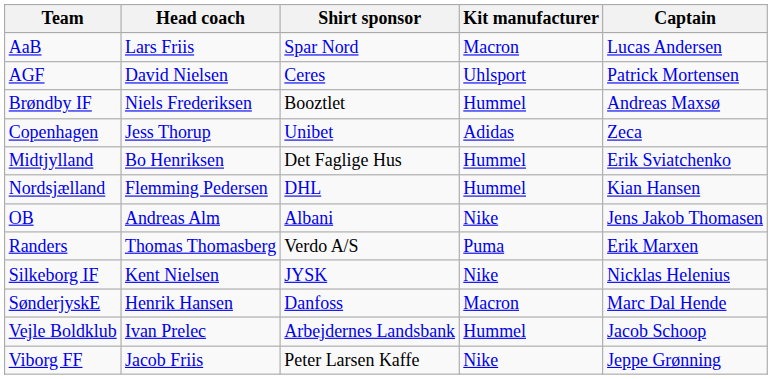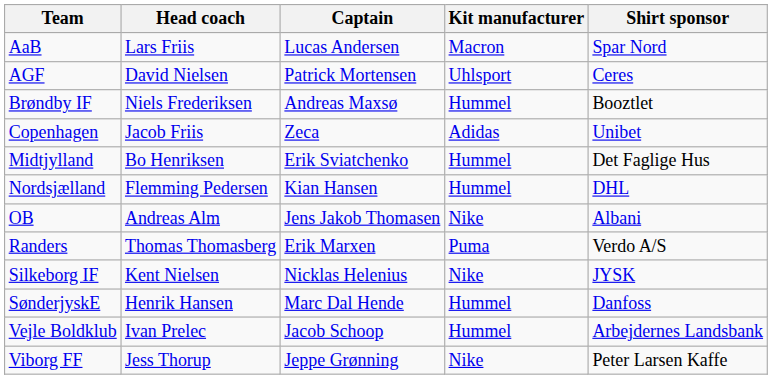columns swapped: (685, 18) <-> (370, 18)
(168, 132) Jess Thorup -> (164, 132) Jacob Friis
(491, 302) Macron -> (480, 302) Hummel
(164, 359) Jacob Friis -> (168, 359) Jess Thorup
